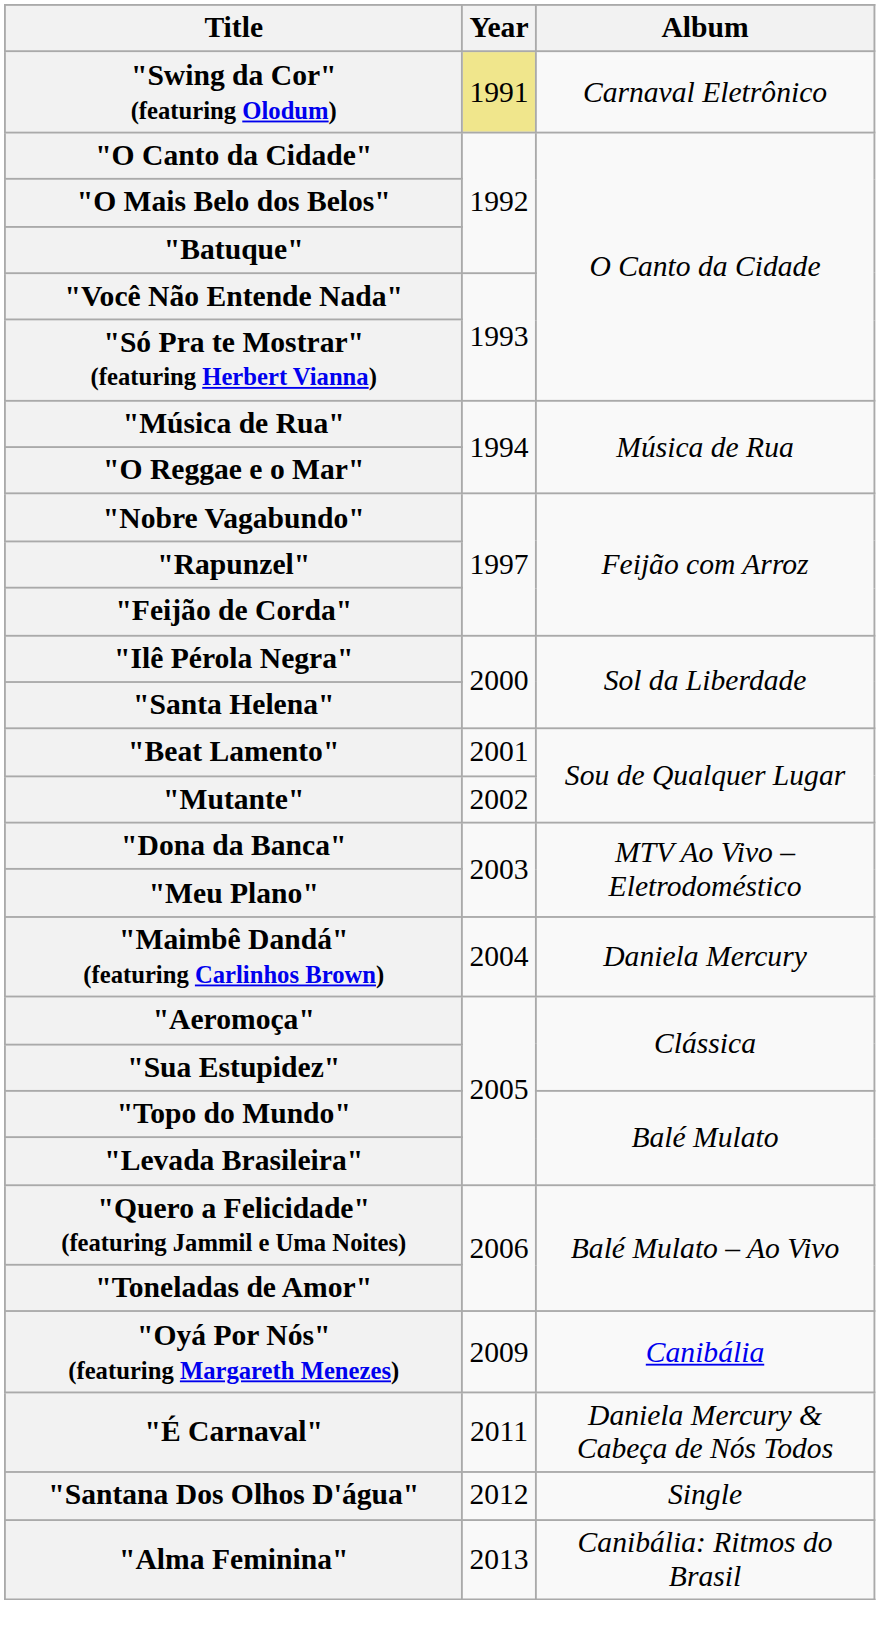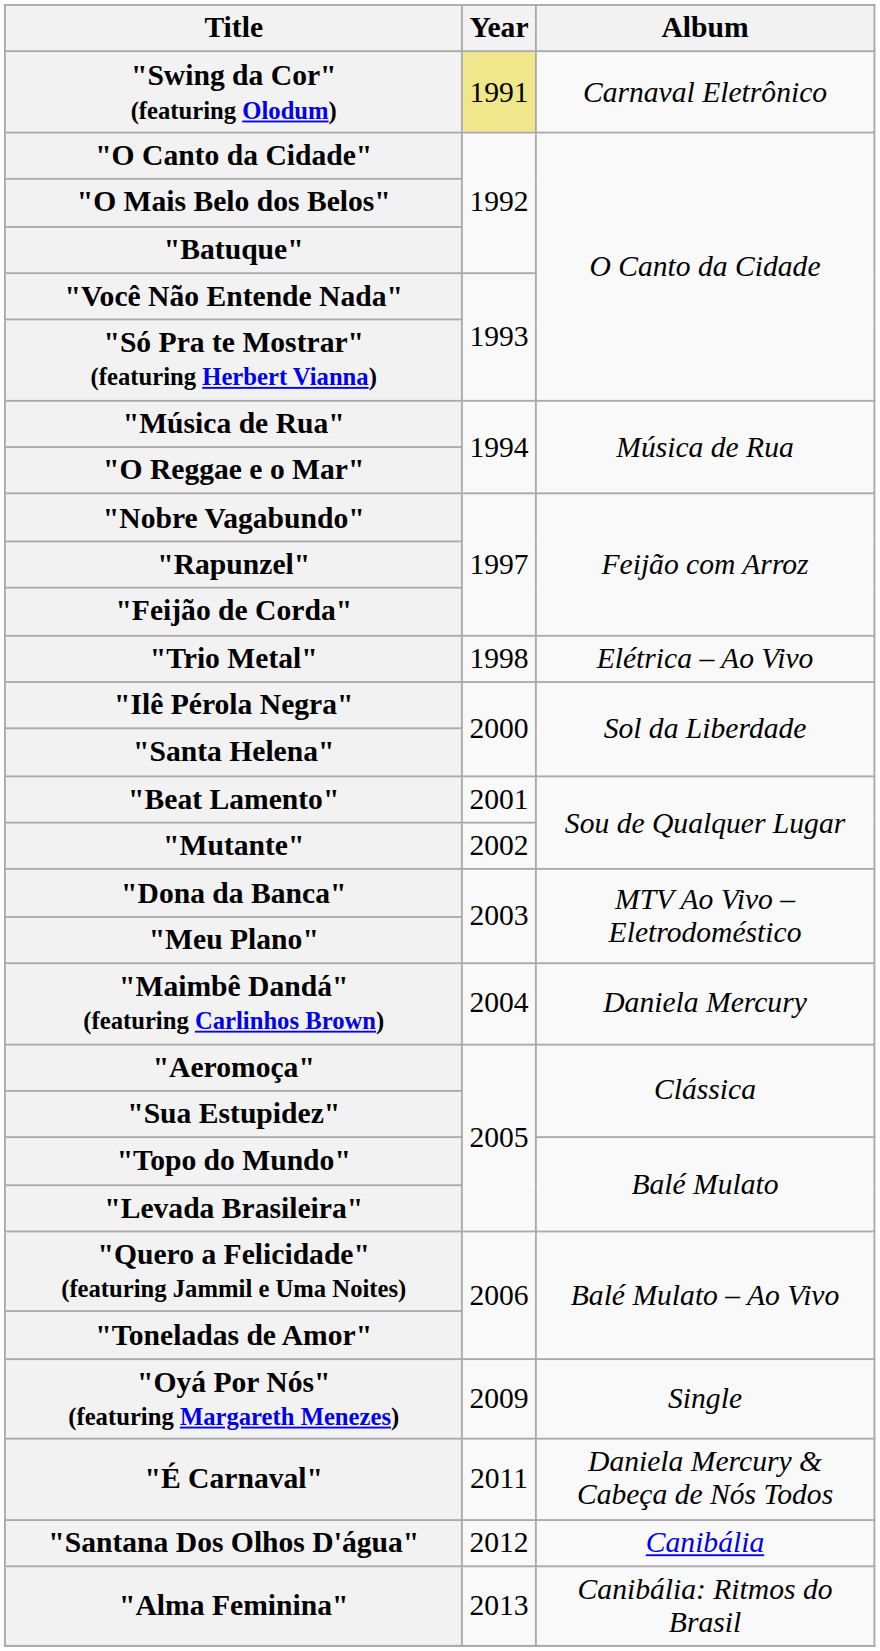+ row: (234, 657)
(705, 1351) Canibália -> (705, 1398) Single
(705, 1495) Single -> (705, 1542) Canibália
